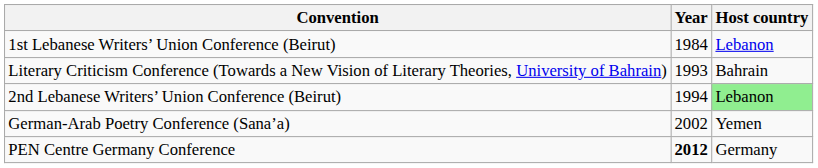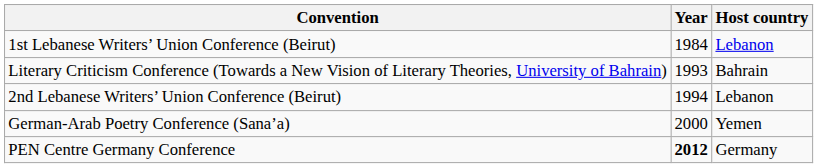(745, 96) lightgreen background -> (745, 96) no background
(691, 123) 2002 -> (691, 123) 2000
